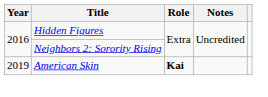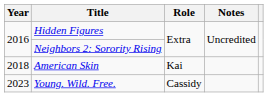(18, 65) 2019 -> (18, 65) 2018
(175, 65) bold -> (175, 65) normal
+ row: (75, 83)
